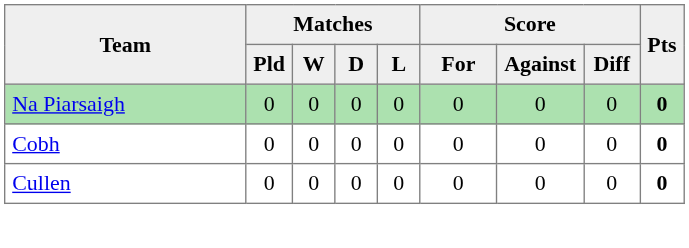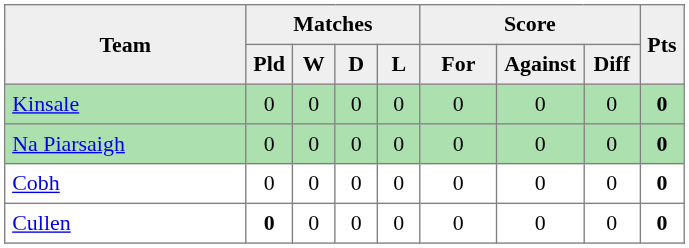+ row: (46, 103)
(269, 183) normal -> (269, 223) bold
